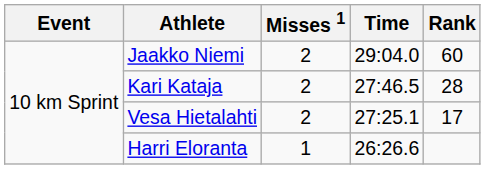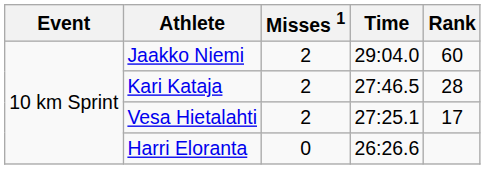(306, 148) 1 -> (306, 148) 0
